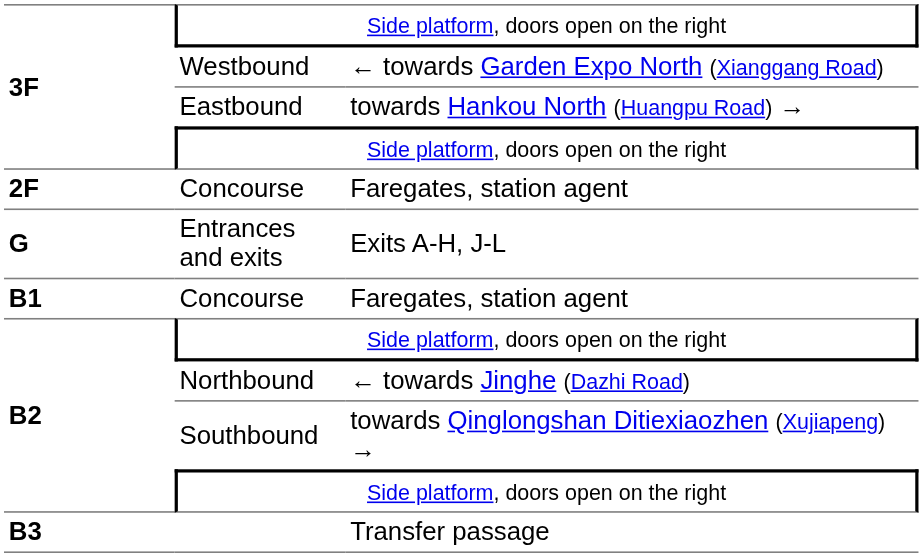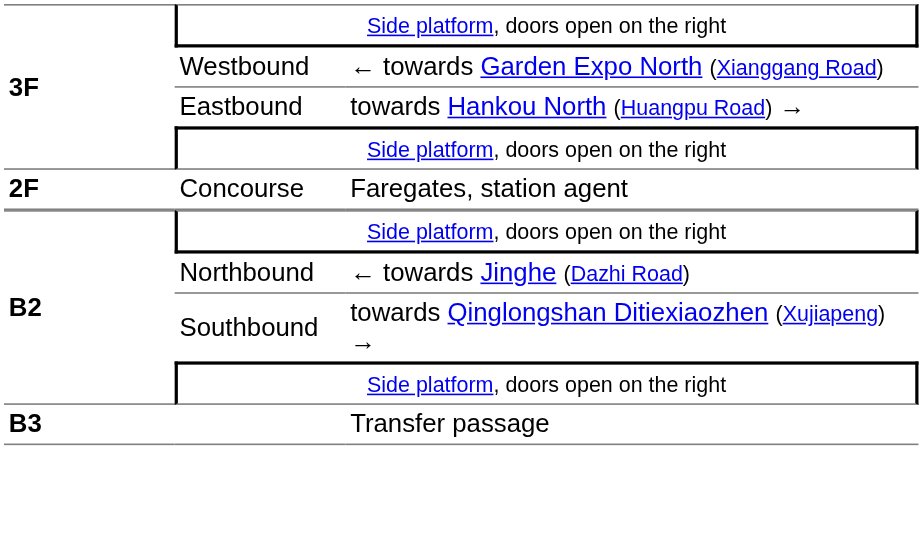- row: (19, 243)
- row: (25, 298)
